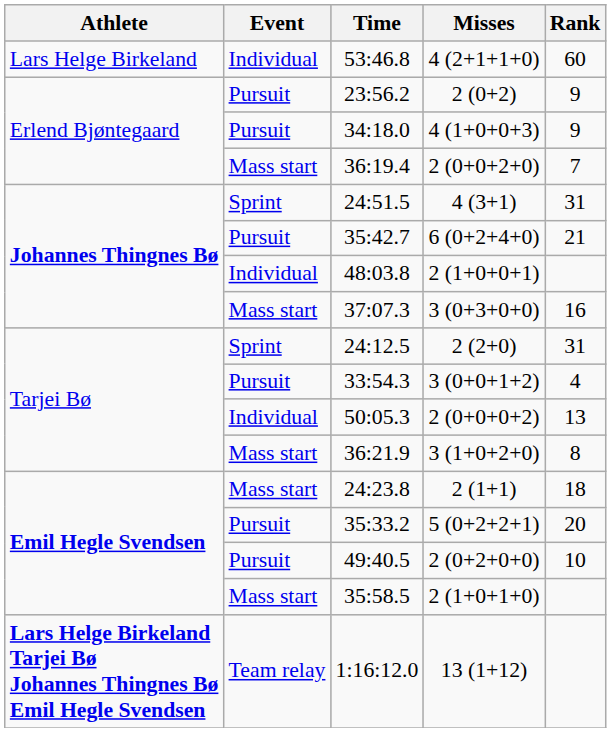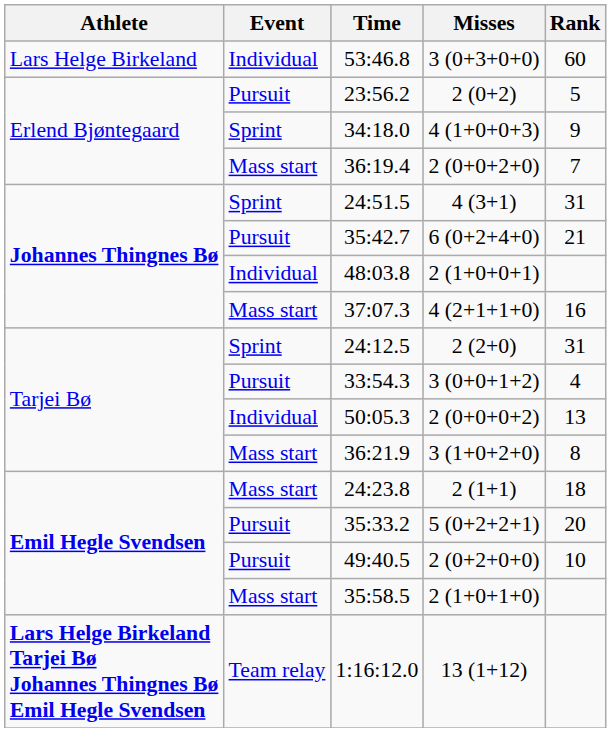(484, 58) 4 (2+1+1+0) -> (484, 58) 3 (0+3+0+0)
(575, 94) 9 -> (575, 94) 5
(259, 130) Pursuit -> (255, 130) Sprint
(484, 309) 3 (0+3+0+0) -> (484, 309) 4 (2+1+1+0)
